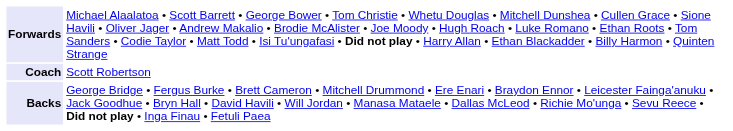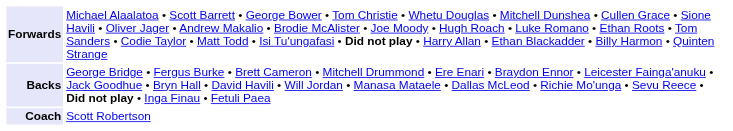rows swapped: (44, 103) <-> (43, 72)
